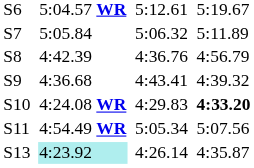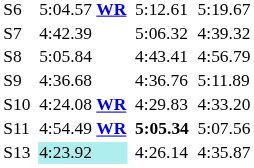(66, 33) 5:05.84 -> (66, 33) 4:42.39
(223, 33) 5:11.89 -> (224, 33) 4:39.32
(66, 56) 4:42.39 -> (66, 56) 5:05.84
(161, 56) 4:36.76 -> (161, 56) 4:43.41
(161, 80) 4:43.41 -> (161, 80) 4:36.76
(223, 80) 4:39.32 -> (224, 80) 5:11.89
(223, 104) bold -> (224, 104) normal
(161, 128) normal -> (162, 128) bold
